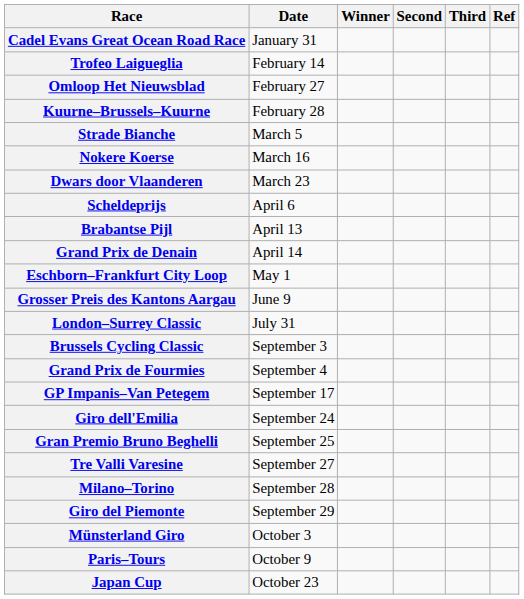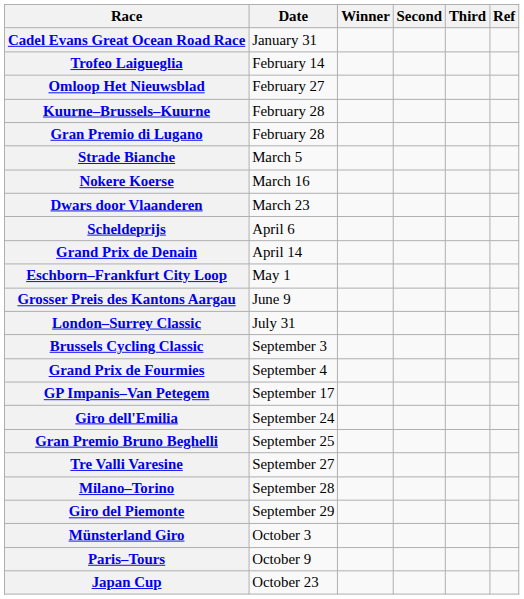+ row: (127, 134)
- row: (127, 228)
